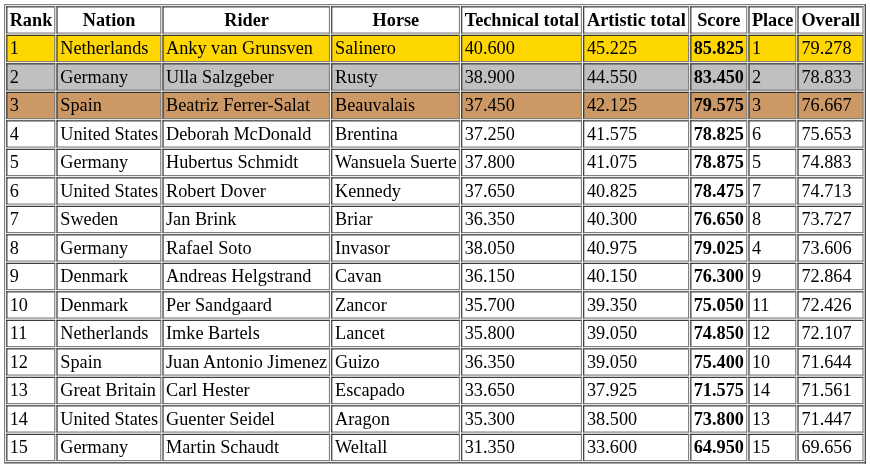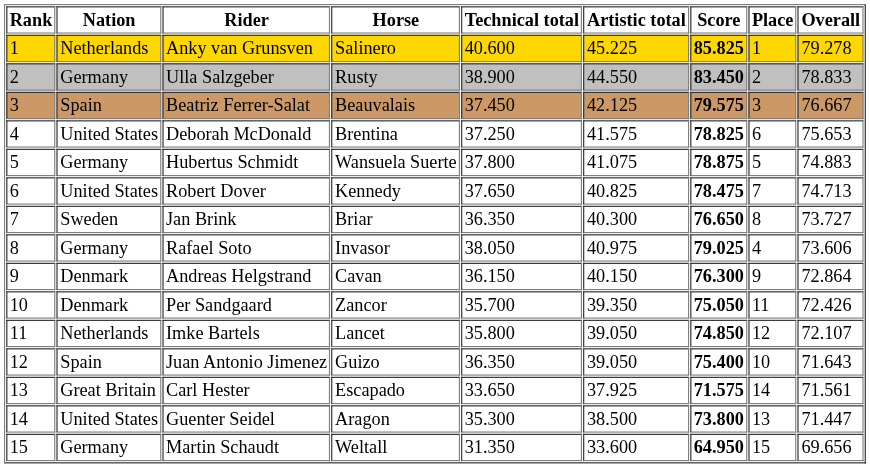(826, 361) 71.644 -> (826, 361) 71.643
